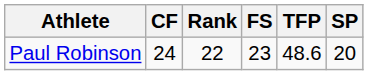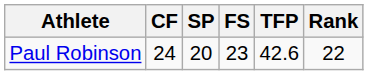columns swapped: (345, 21) <-> (212, 21)
(302, 53) 48.6 -> (279, 53) 42.6
